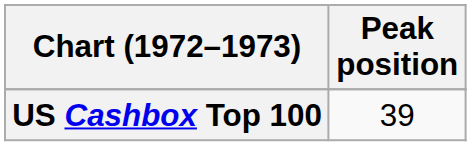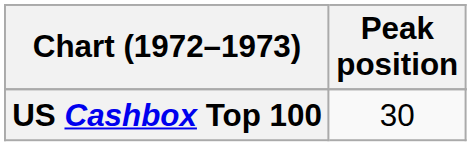(397, 114) 39 -> (397, 114) 30
